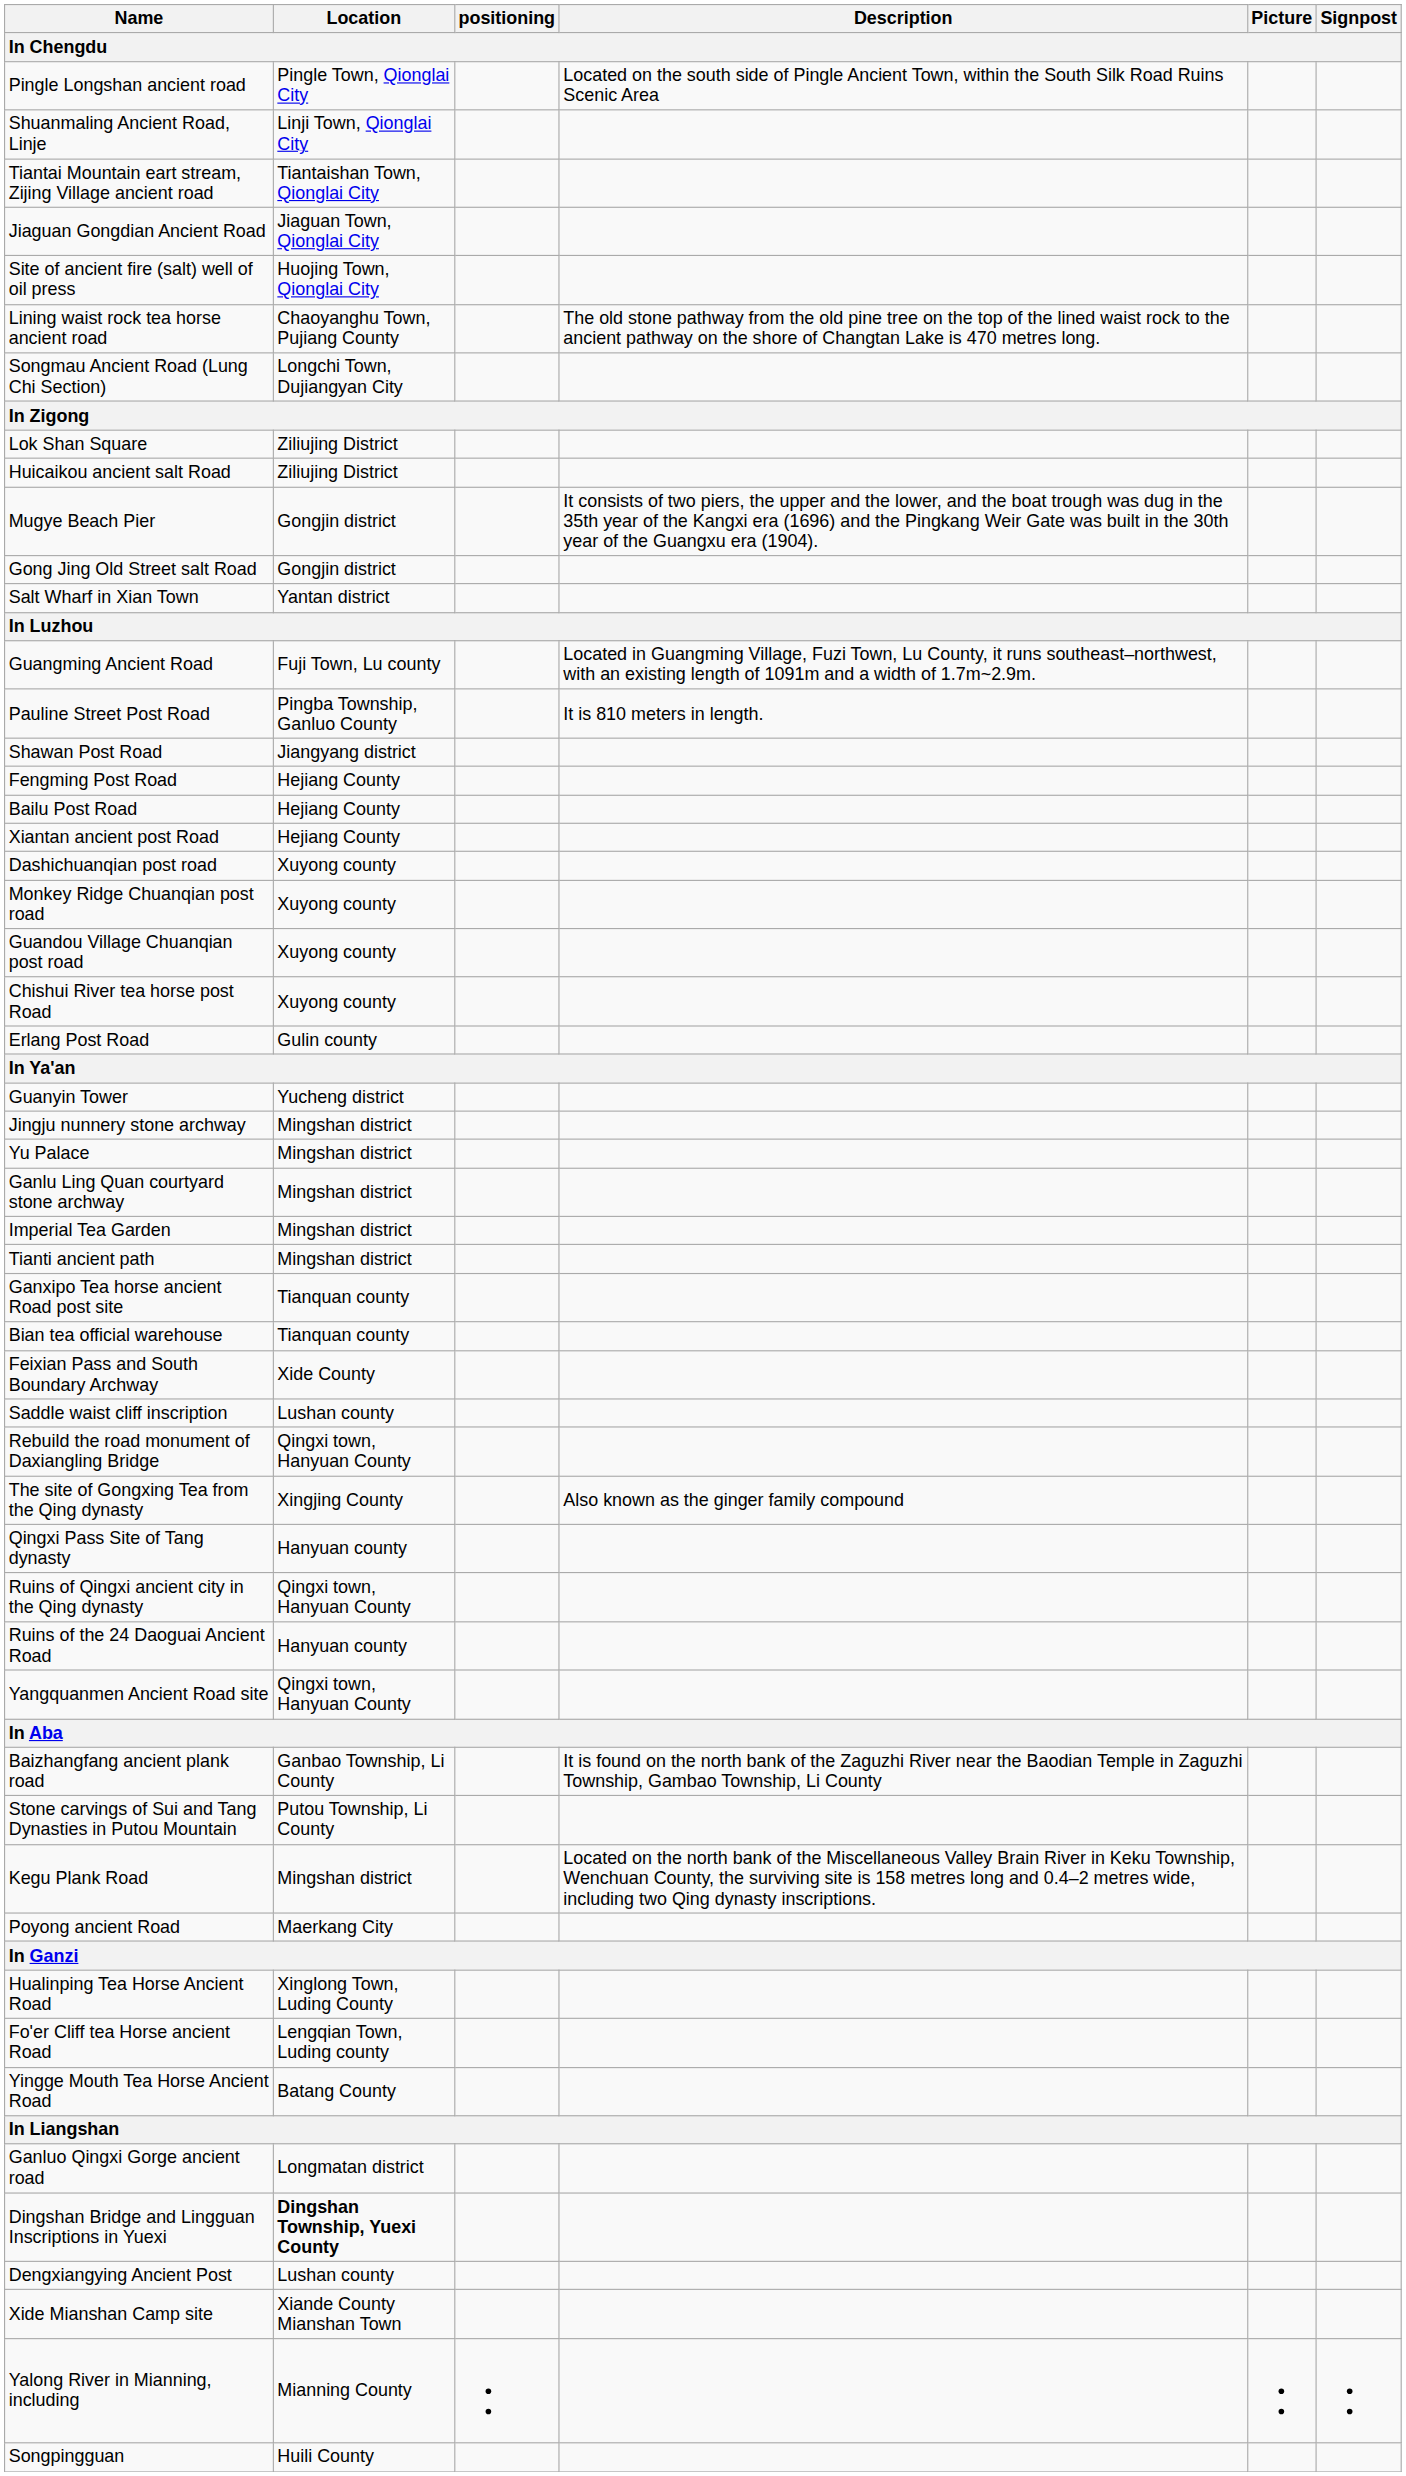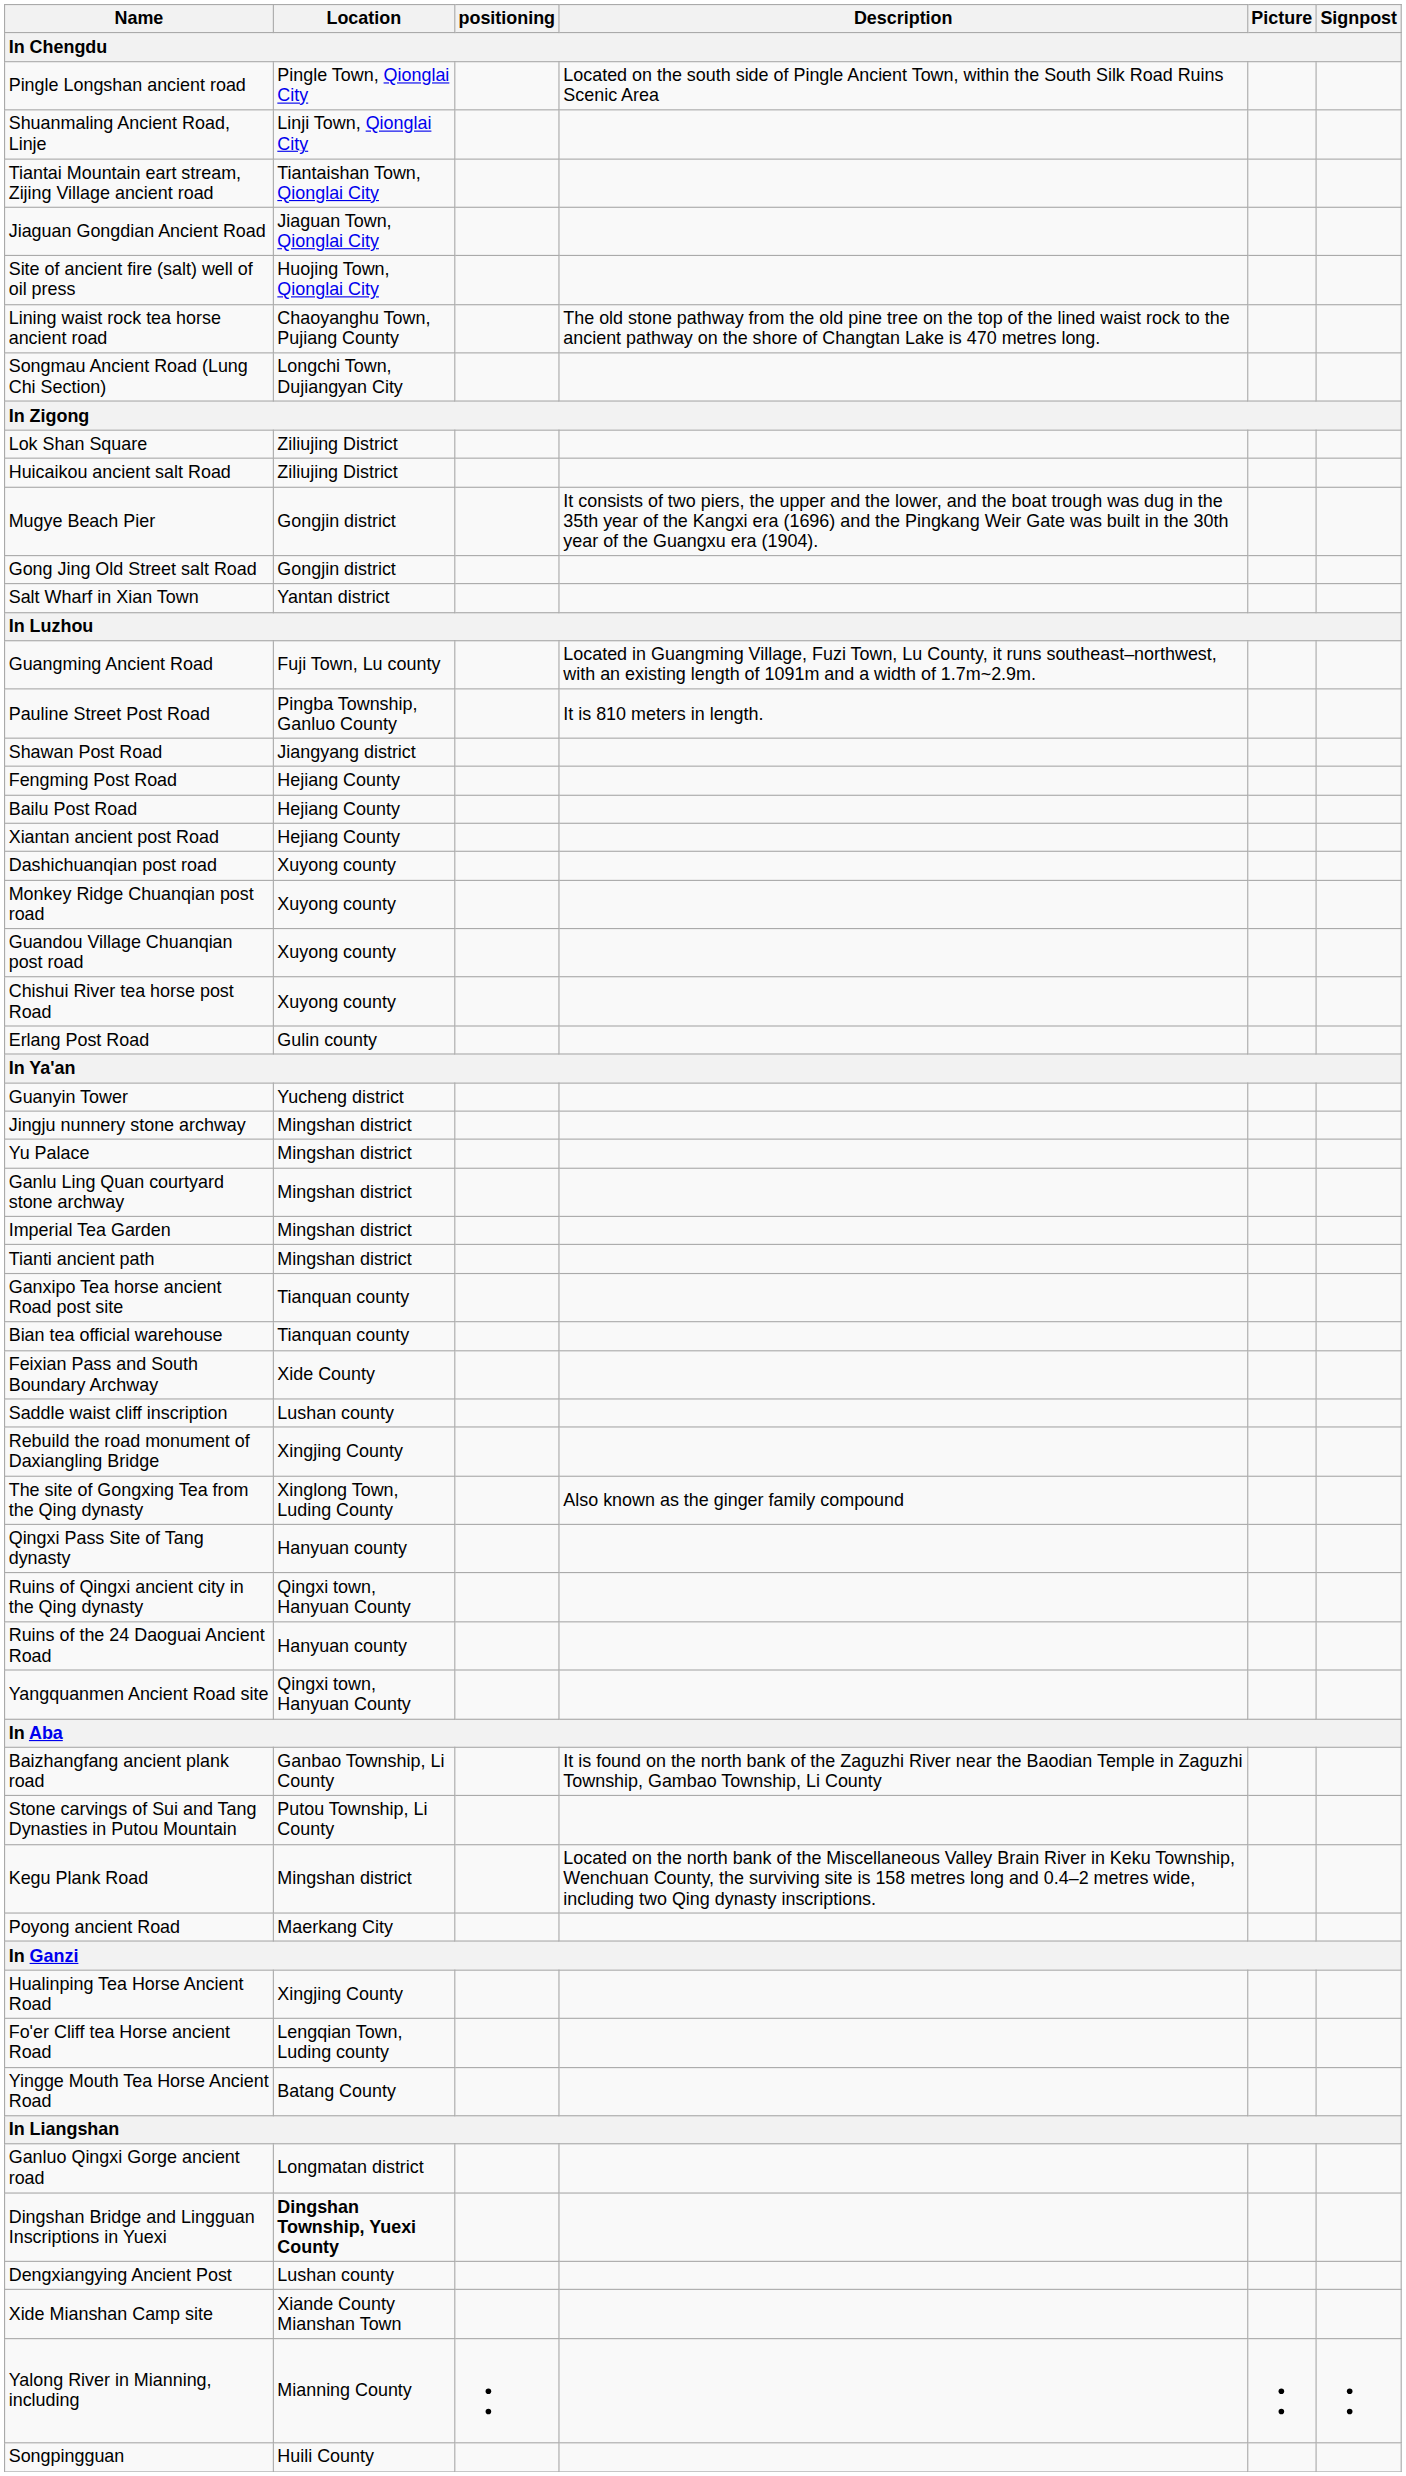(344, 1451) Qingxi town, Hanyuan County -> (340, 1451) Xingjing County
(340, 1500) Xingjing County -> (338, 1500) Xinglong Town, Luding County
(338, 1994) Xinglong Town, Luding County -> (340, 1994) Xingjing County
